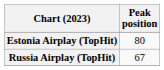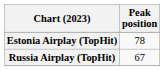(140, 40) 80 -> (140, 40) 78
